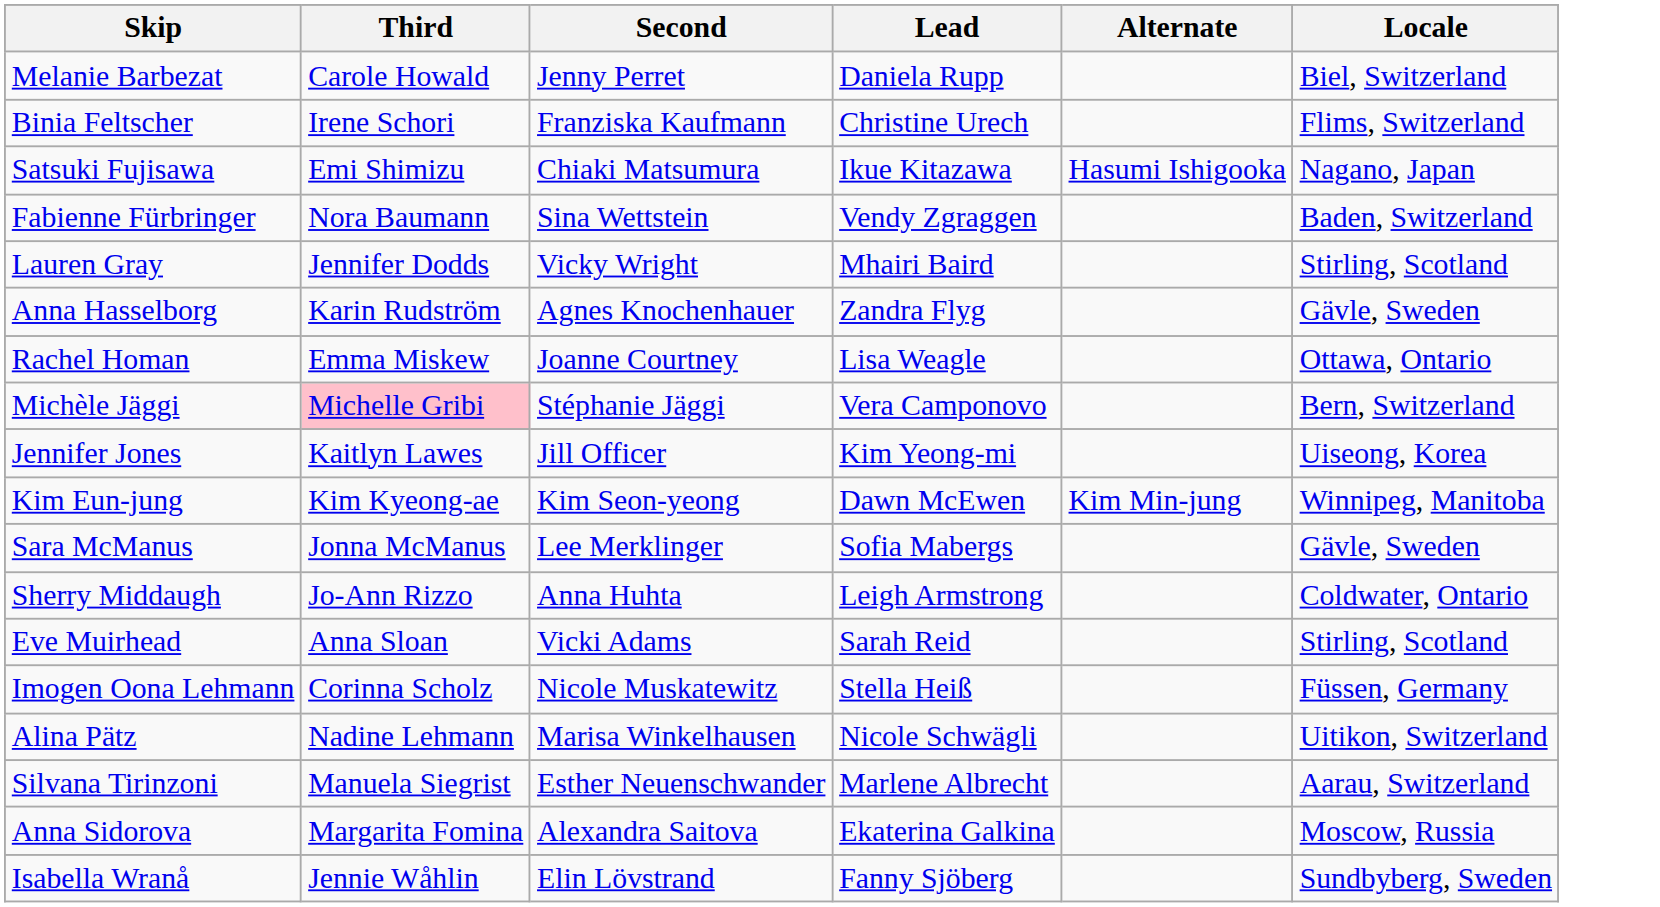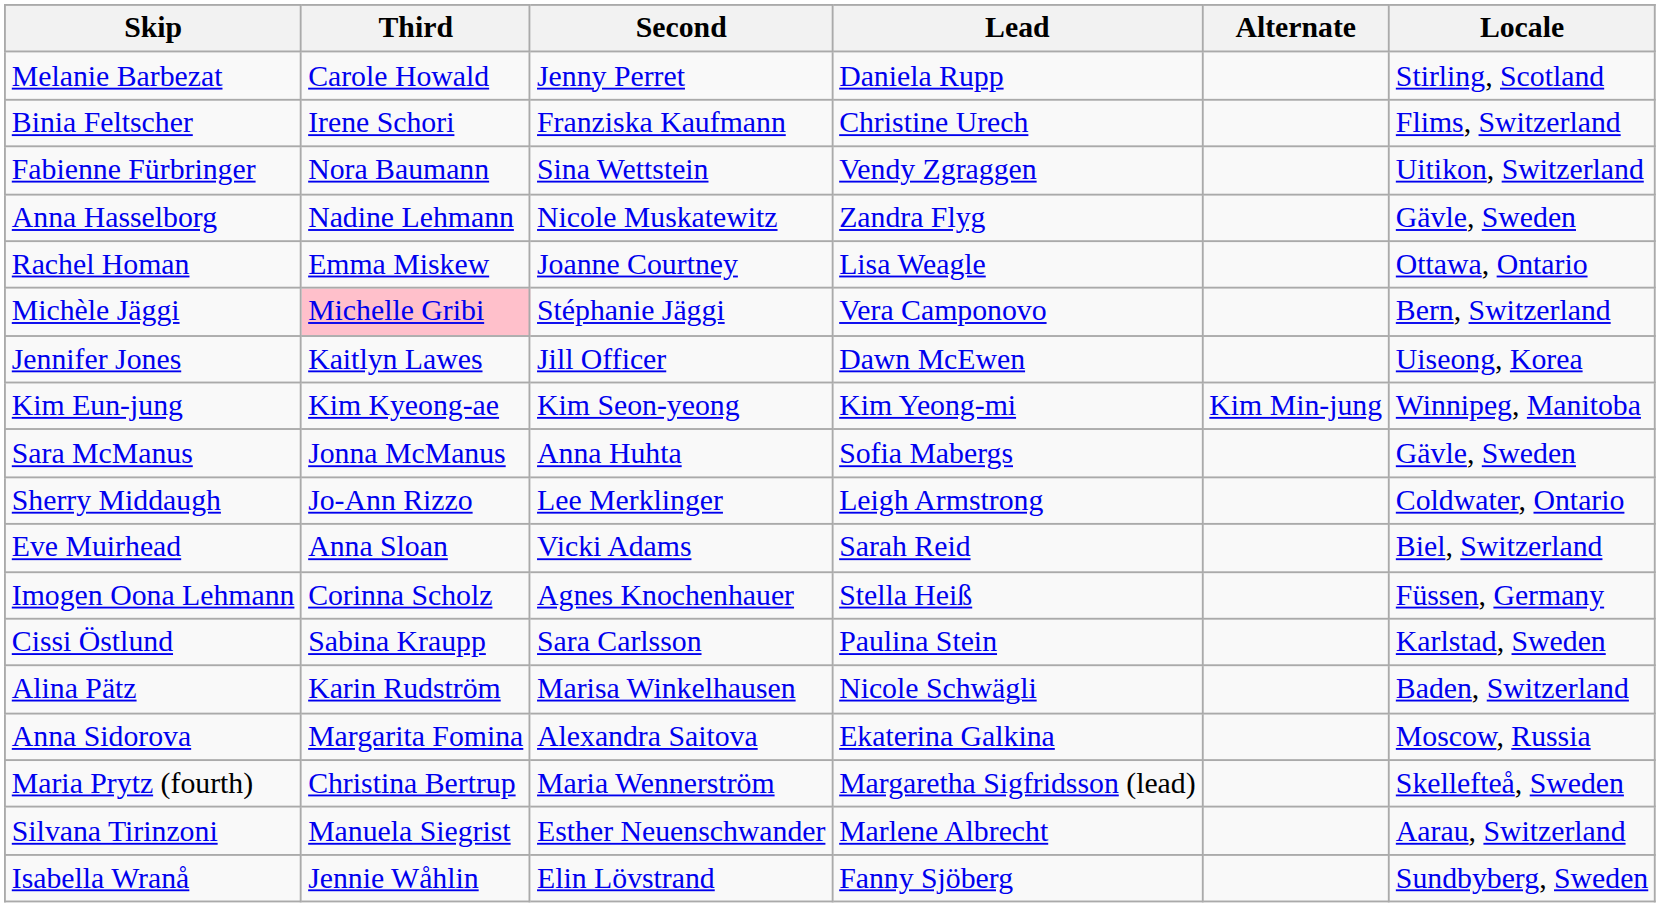(1403, 75) Biel, Switzerland -> (1500, 75) Stirling, Scotland
- row: (113, 169)
(1416, 216) Baden, Switzerland -> (1520, 169) Uitikon, Switzerland
- row: (87, 264)
(404, 311) Karin Rudström -> (411, 216) Nadine Lehmann
(666, 311) Agnes Knochenhauer -> (657, 216) Nicole Muskatewitz
(928, 452) Kim Yeong-mi -> (932, 358) Dawn McEwen
(932, 500) Dawn McEwen -> (928, 405) Kim Yeong-mi
(630, 547) Lee Merklinger -> (609, 452) Anna Huhta
(609, 594) Anna Huhta -> (630, 500) Lee Merklinger
(1404, 641) Stirling, Scotland -> (1499, 547) Biel, Switzerland
(657, 688) Nicole Muskatewitz -> (666, 594) Agnes Knochenhauer
+ row: (92, 641)
(411, 736) Nadine Lehmann -> (404, 688) Karin Rudström
(1424, 736) Uitikon, Switzerland -> (1512, 688) Baden, Switzerland
rows swapped: (101, 830) <-> (115, 783)
+ row: (132, 783)
